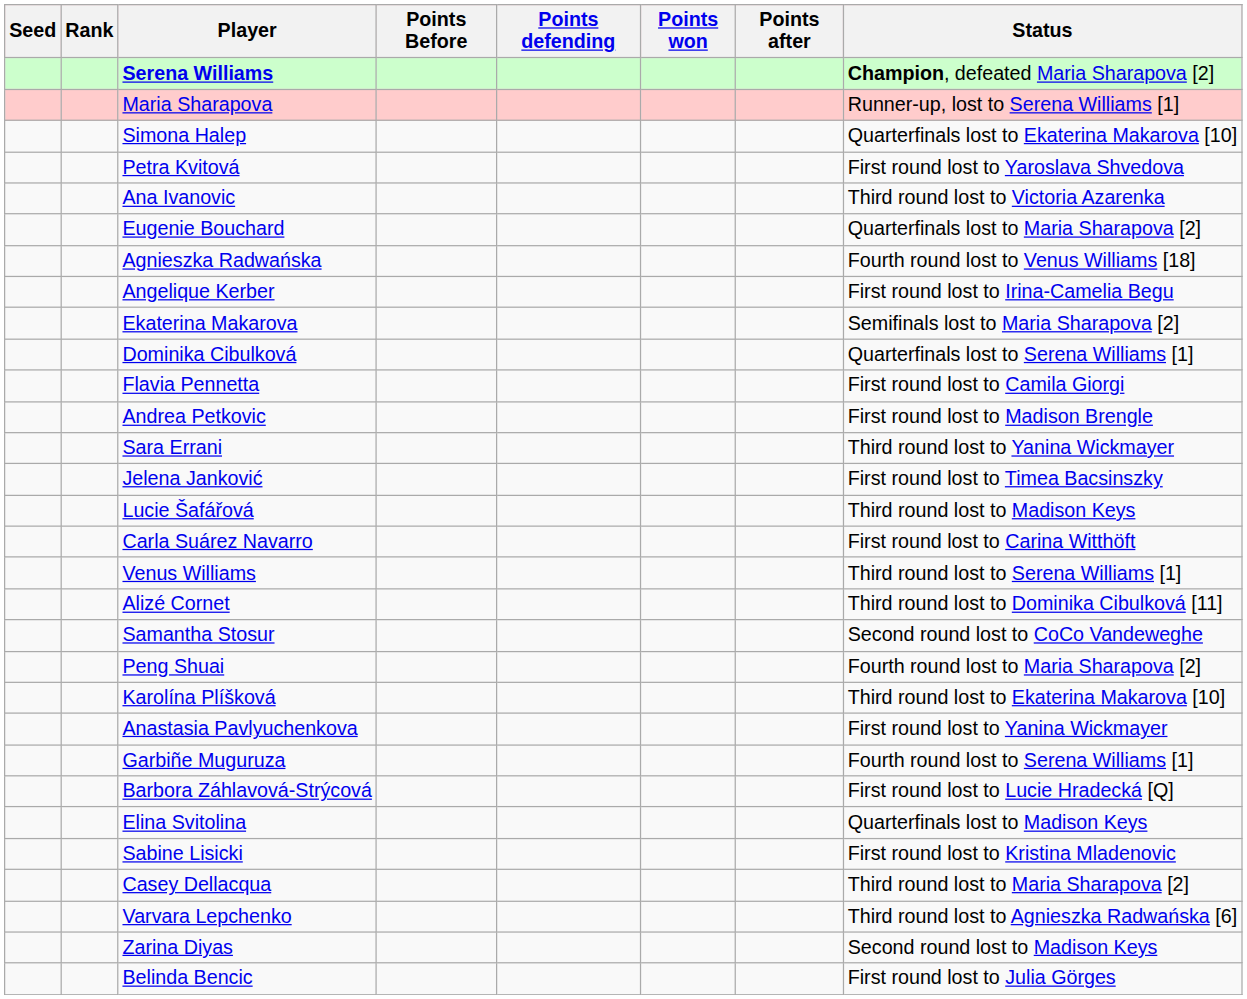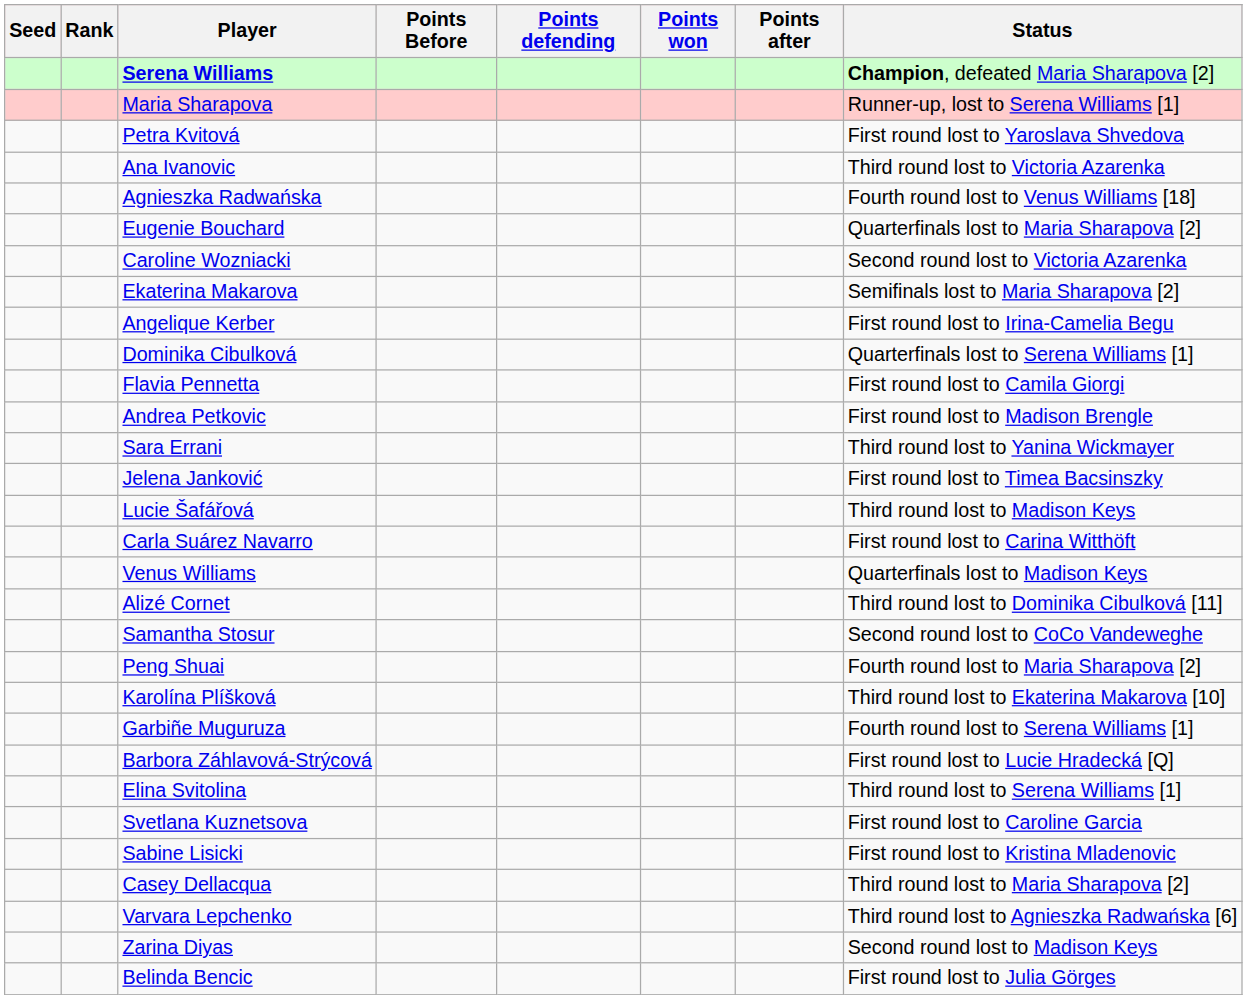- row: (184, 135)
rows swapped: (222, 260) <-> (203, 229)
+ row: (207, 260)
rows swapped: (199, 291) <-> (210, 323)
(1015, 572) Third round lost to Serena Williams [1] -> (998, 572) Quarterfinals lost to Madison Keys
- row: (240, 728)
(998, 822) Quarterfinals lost to Madison Keys -> (1015, 791) Third round lost to Serena Williams [1]
+ row: (215, 822)
